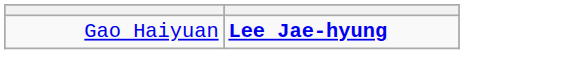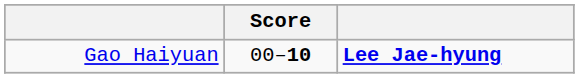+ column: (281, 22)
